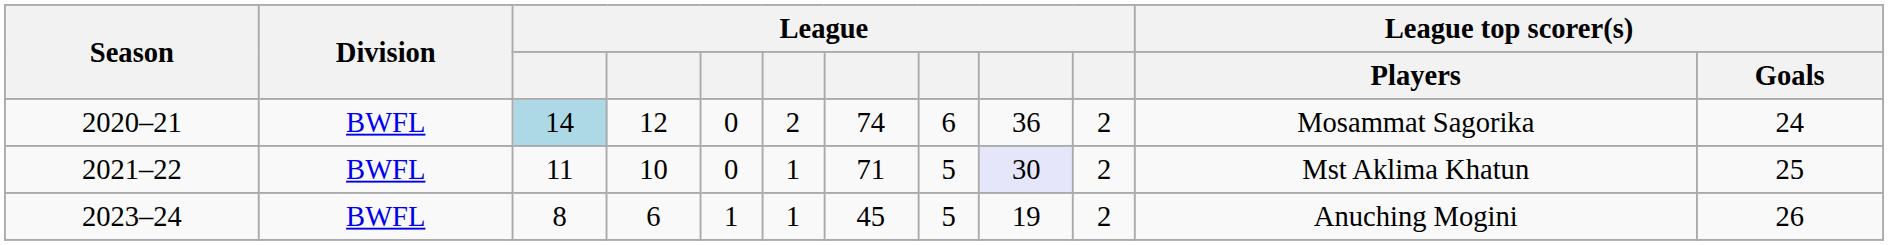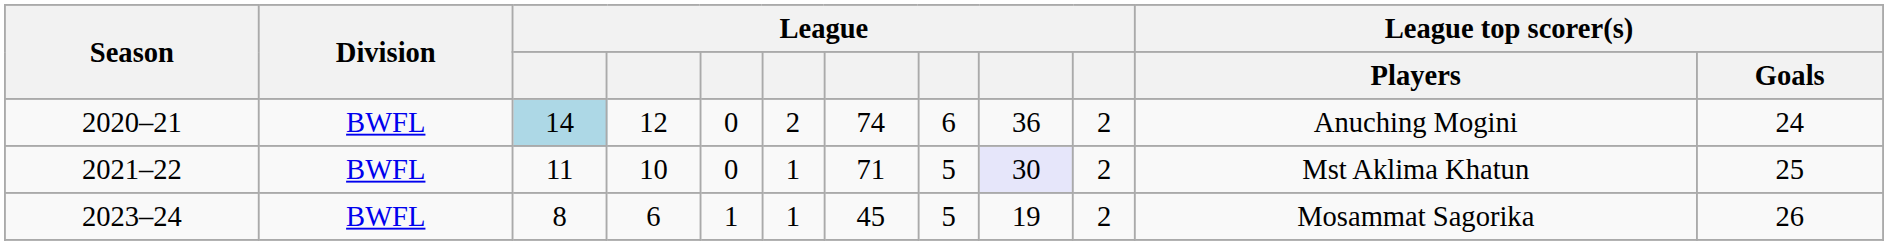(1416, 122) Mosammat Sagorika -> (1416, 122) Anuching Mogini
(1416, 216) Anuching Mogini -> (1416, 216) Mosammat Sagorika
